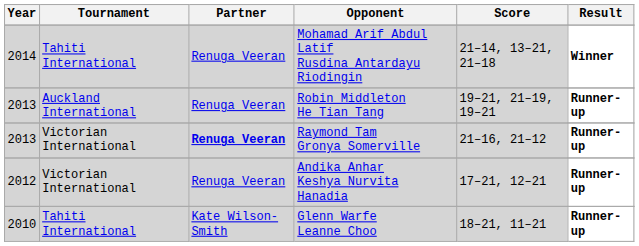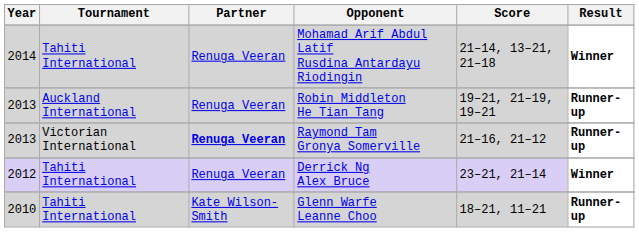- row: (348, 182)
+ row: (333, 175)
